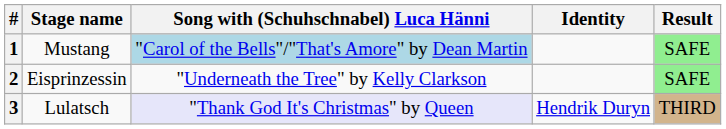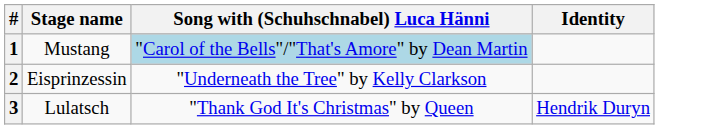- column: (687, 19)
(331, 108) lavender background -> (331, 108) no background
